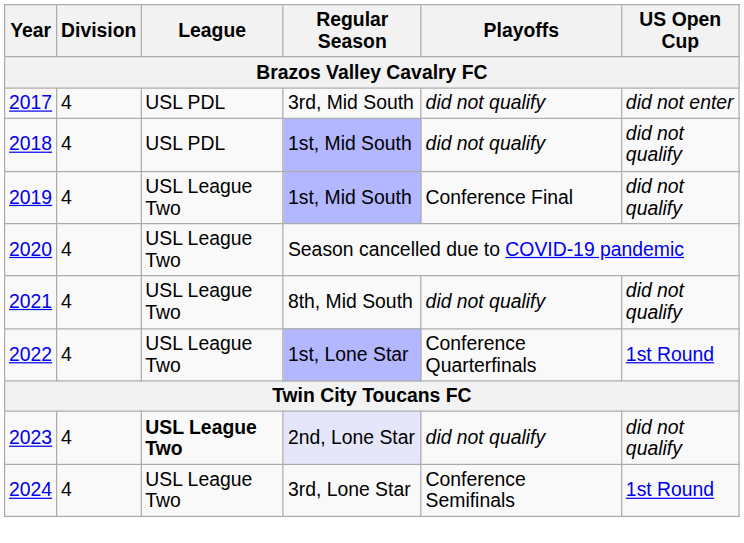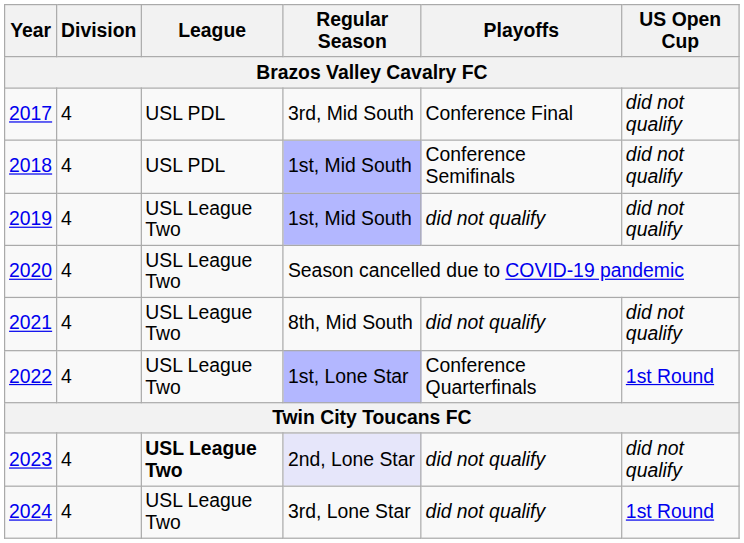(485, 103) did not qualify -> (499, 113) Conference Final
(680, 103) did not enter -> (655, 113) did not qualify
(485, 144) did not qualify -> (476, 166) Conference Semifinals
(499, 197) Conference Final -> (485, 218) did not qualify
(476, 490) Conference Semifinals -> (485, 512) did not qualify
